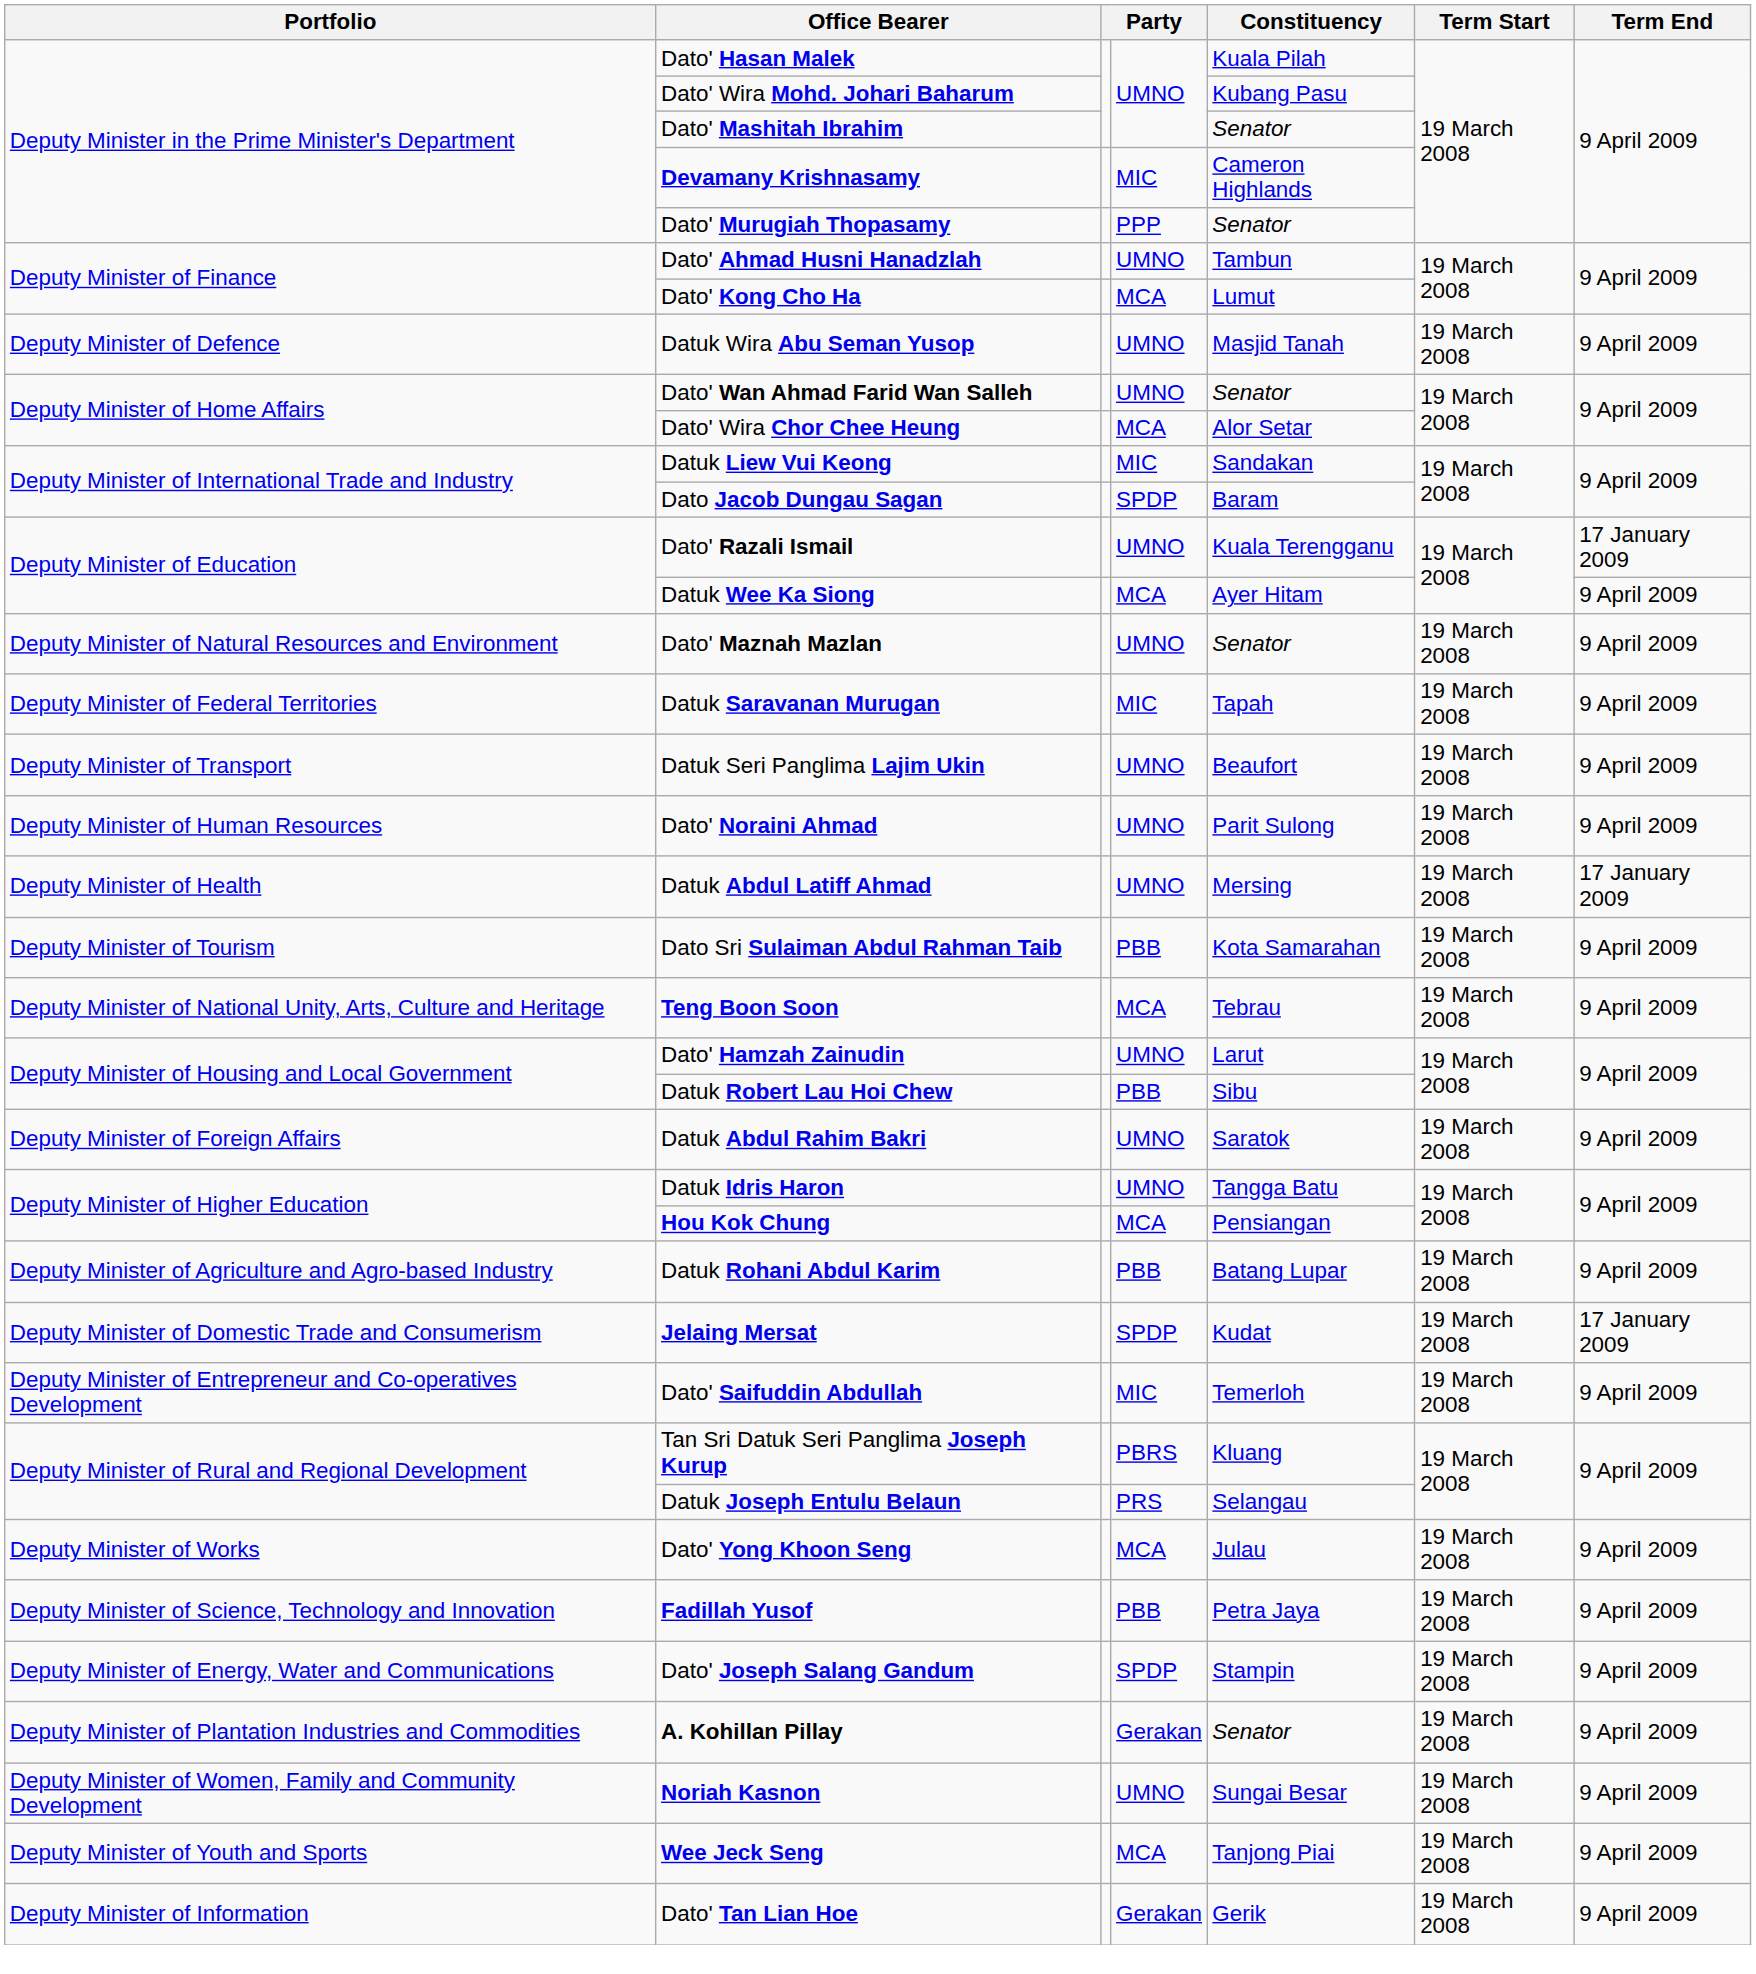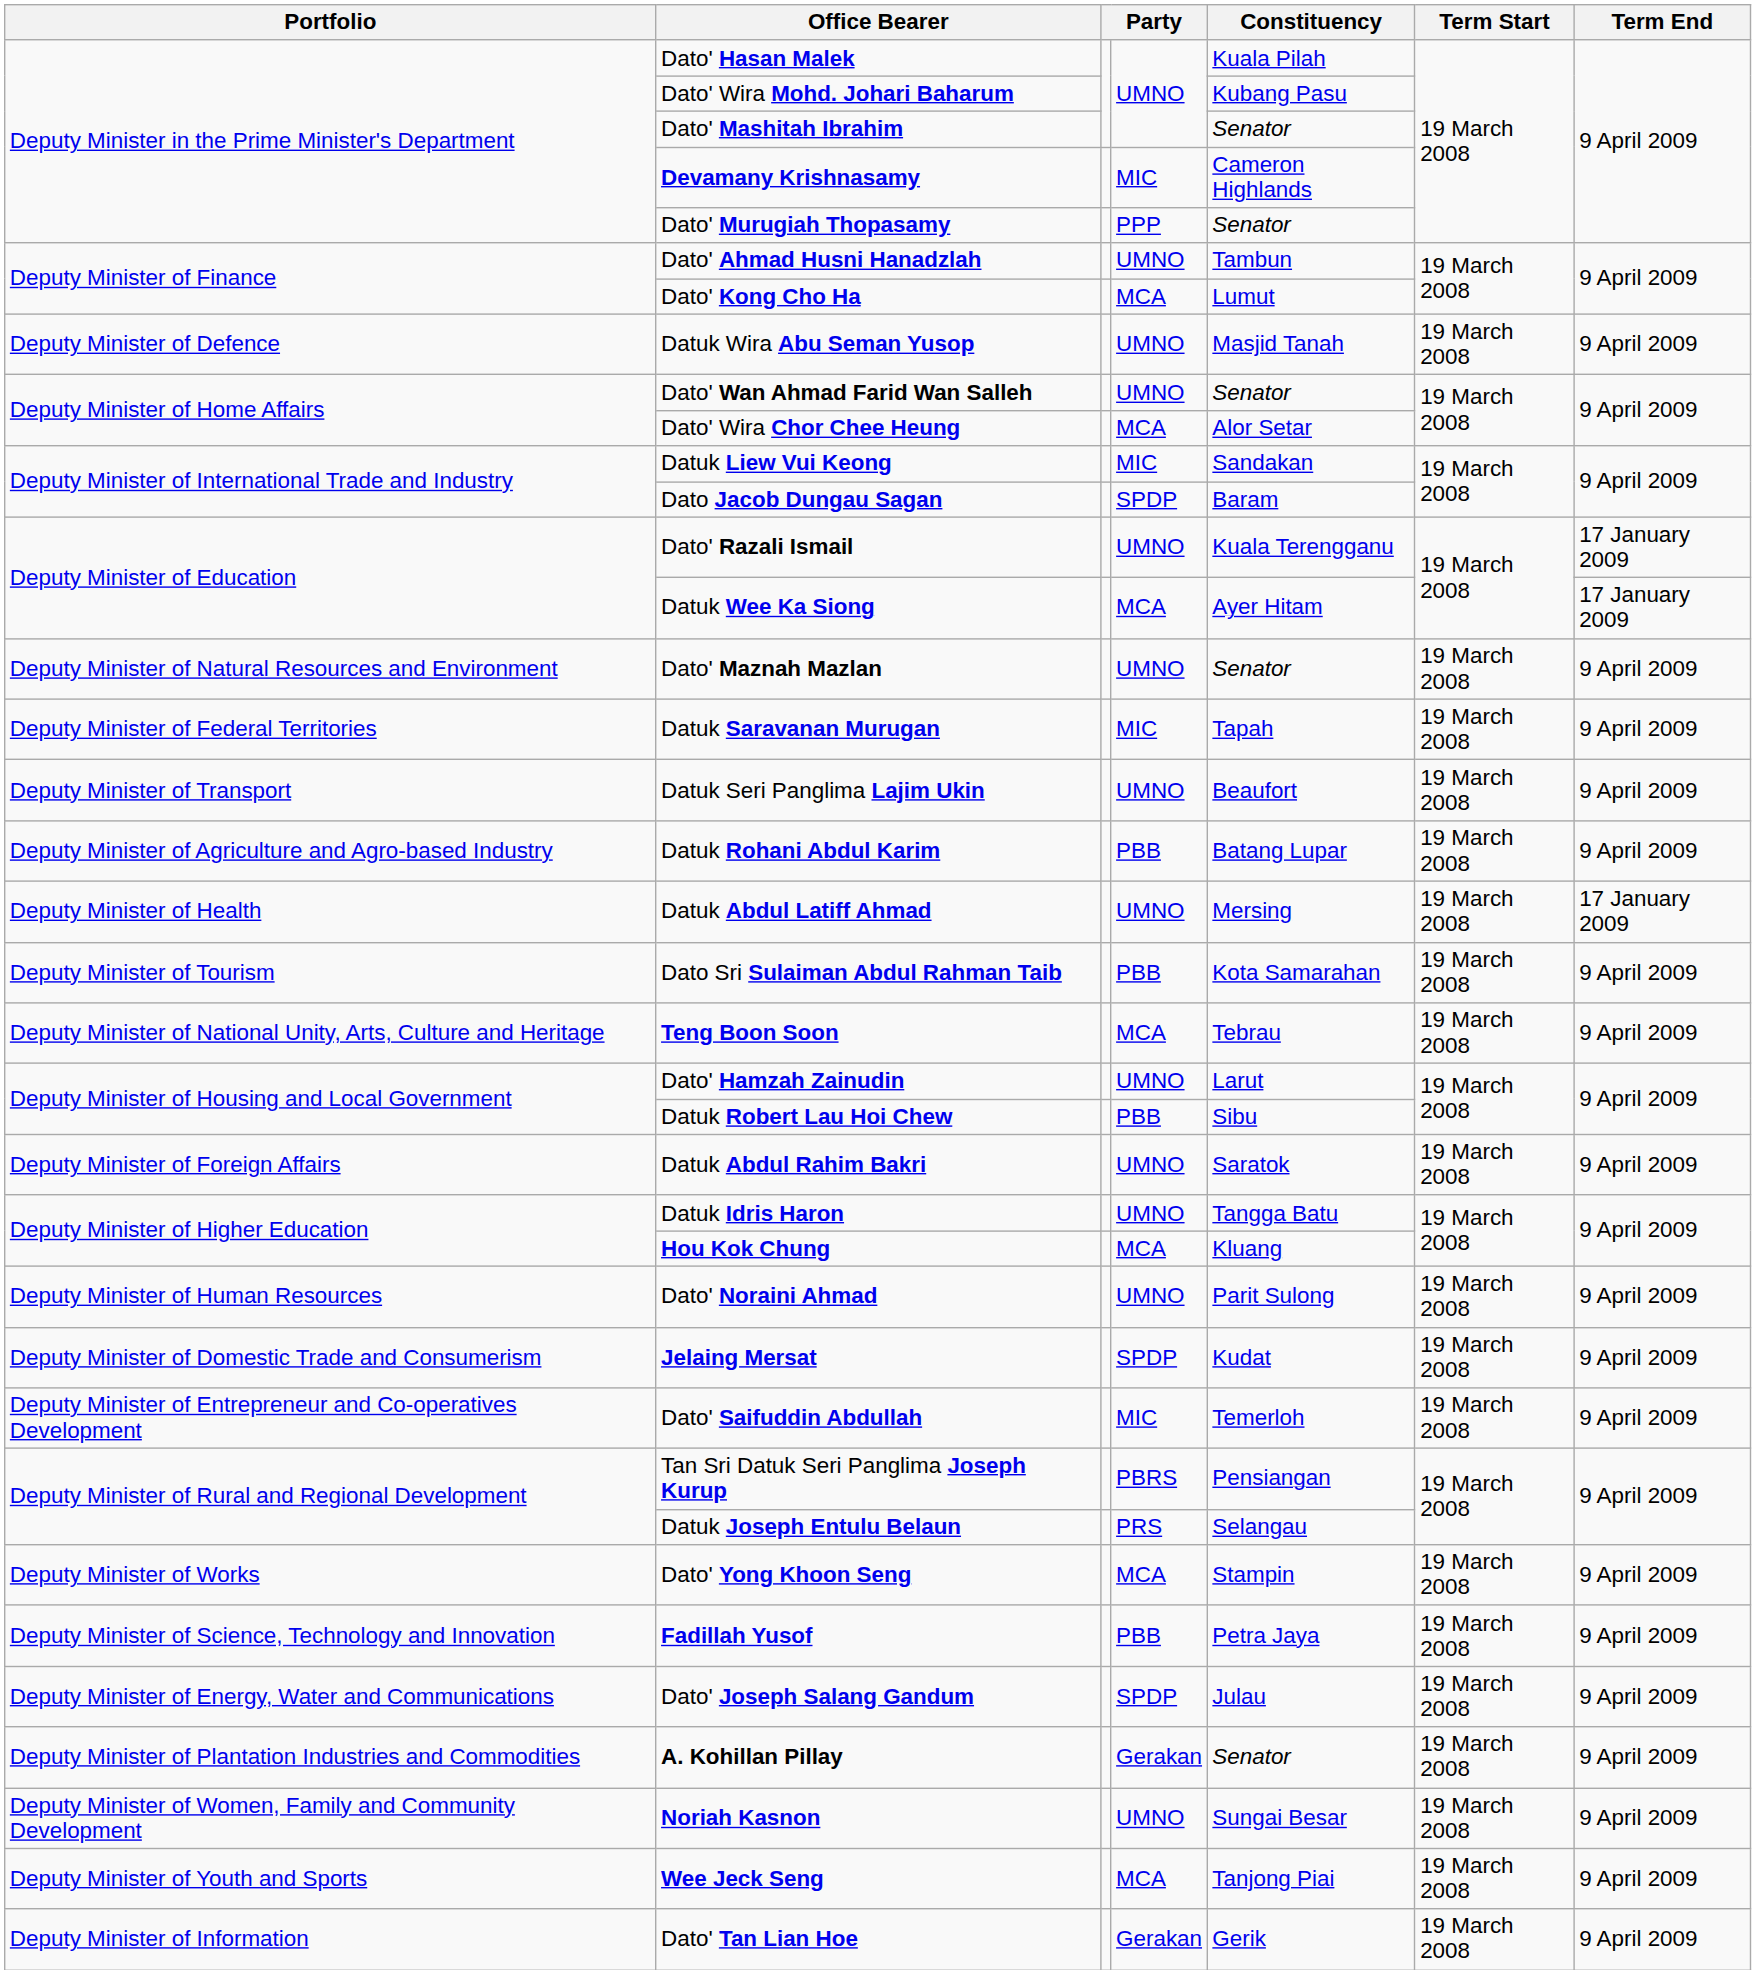(1638, 595) 9 April 2009 -> (1635, 607) 17 January 2009
rows swapped: (801, 1271) <-> (769, 825)
(1272, 1223) Pensiangan -> (1247, 1248) Kluang
(1635, 1331) 17 January 2009 -> (1638, 1357) 9 April 2009
(1247, 1453) Kluang -> (1272, 1478) Pensiangan
(1239, 1549) Julau -> (1253, 1574) Stampin
(1253, 1671) Stampin -> (1239, 1696) Julau
